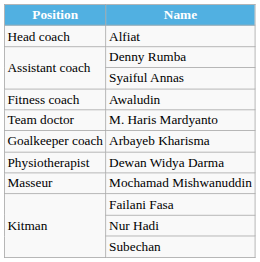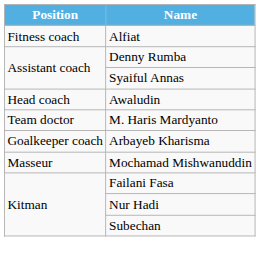(39, 36) Head coach -> (43, 36) Fitness coach
(43, 99) Fitness coach -> (39, 99) Head coach
- row: (167, 162)
